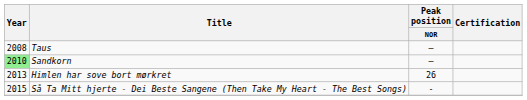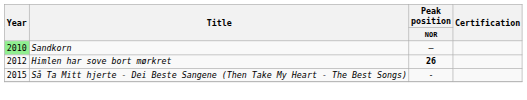- row: (41, 48)
(17, 75) 2013 -> (17, 61) 2012
(431, 75) normal -> (431, 61) bold
